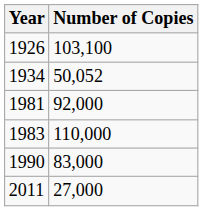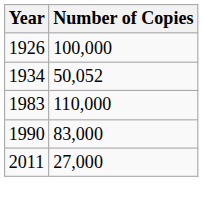(83, 47) 103,100 -> (83, 47) 100,000
- row: (27, 104)
